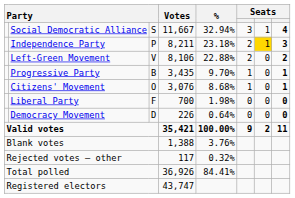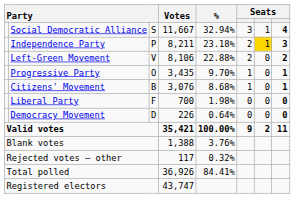(154, 72) B -> (154, 72) O
(154, 87) O -> (154, 87) B
